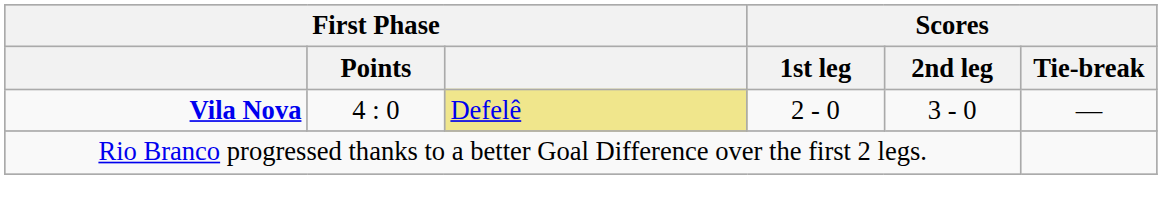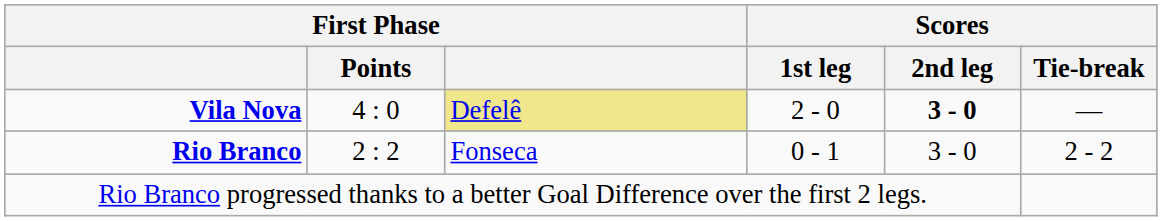(952, 109) normal -> (952, 109) bold
+ row: (237, 151)
